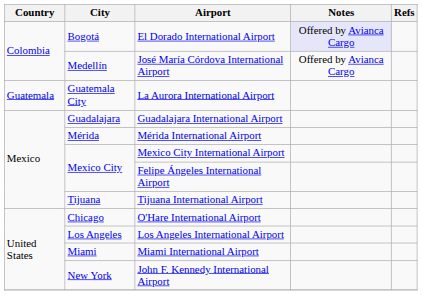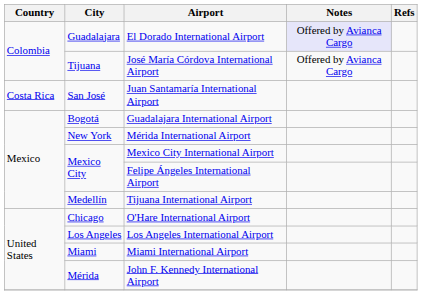(83, 36) Bogotá -> (94, 36) Guadalajara
(87, 65) Medellín -> (84, 65) Tijuana
+ row: (192, 95)
- row: (206, 95)
(94, 118) Guadalajara -> (83, 118) Bogotá
(83, 136) Mérida -> (89, 136) New York
(84, 200) Tijuana -> (87, 200) Medellín
(90, 275) New York -> (83, 275) Mérida
